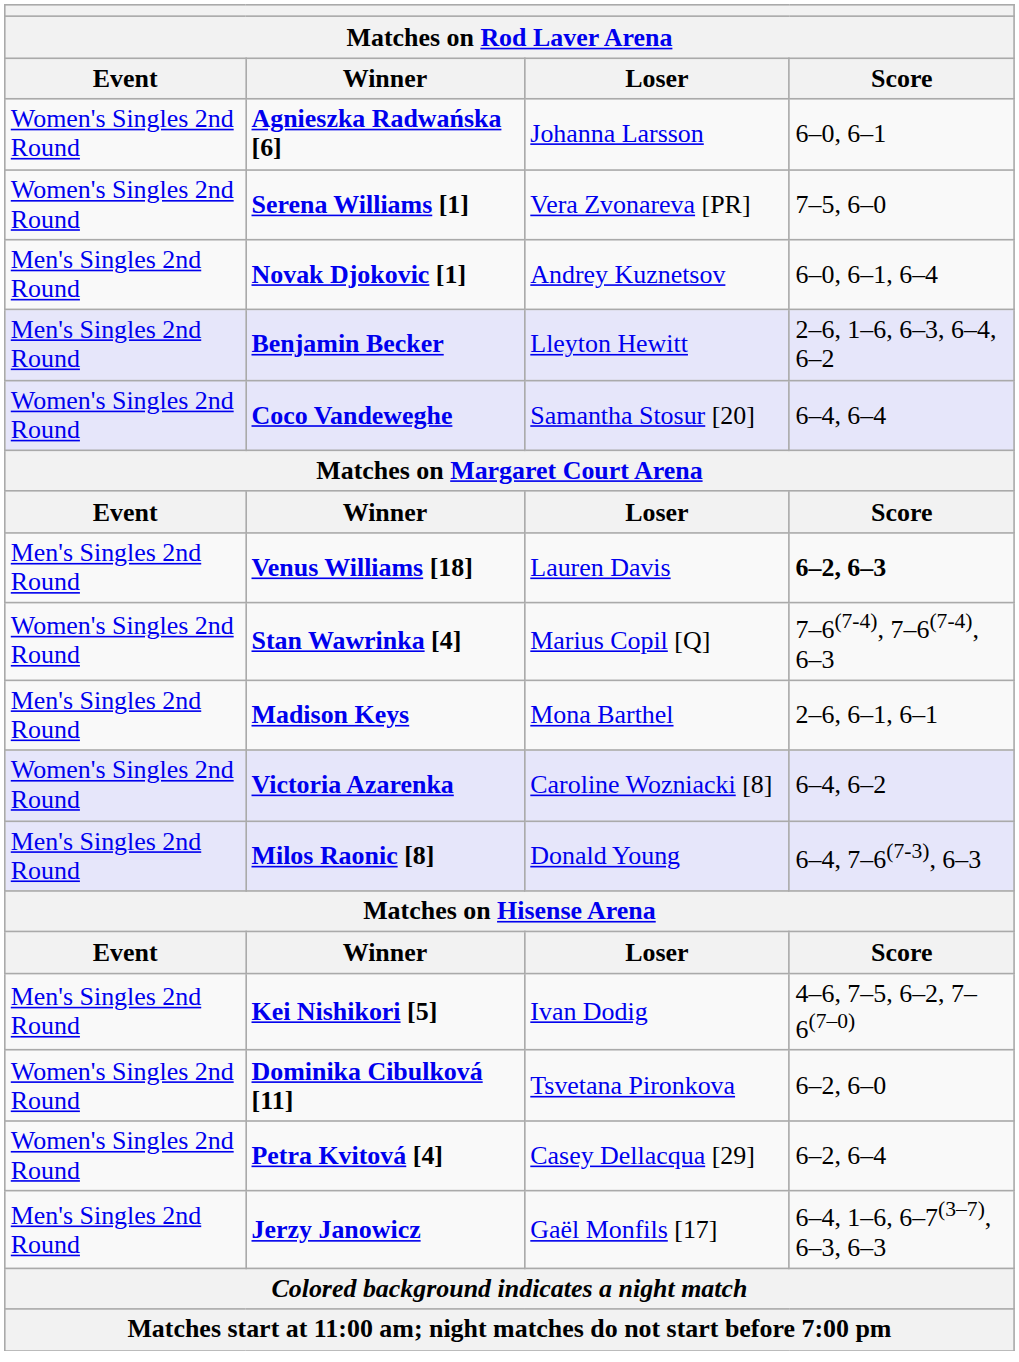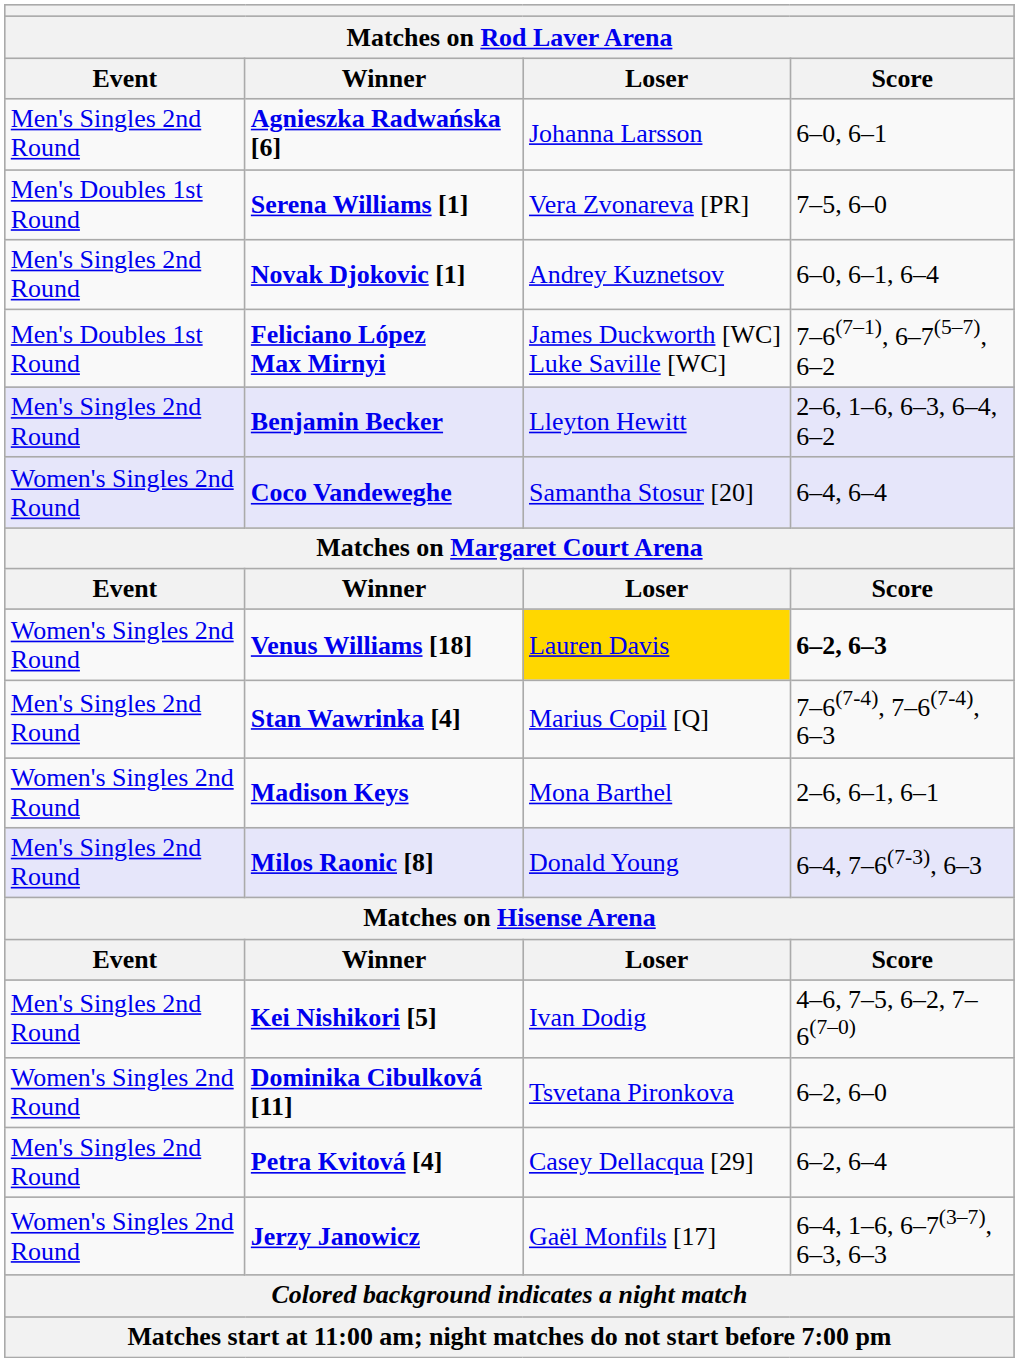(122, 133) Women's Singles 2nd Round -> (106, 133) Men's Singles 2nd Round
(122, 204) Women's Singles 2nd Round -> (107, 204) Men's Doubles 1st Round
+ row: (338, 348)
(106, 567) Men's Singles 2nd Round -> (122, 644) Women's Singles 2nd Round
(600, 567) no background -> (599, 644) gold background
(122, 641) Women's Singles 2nd Round -> (106, 718) Men's Singles 2nd Round
(106, 714) Men's Singles 2nd Round -> (122, 792) Women's Singles 2nd Round
- row: (353, 785)
(122, 1155) Women's Singles 2nd Round -> (106, 1162) Men's Singles 2nd Round
(106, 1229) Men's Singles 2nd Round -> (122, 1236) Women's Singles 2nd Round
